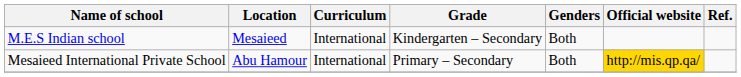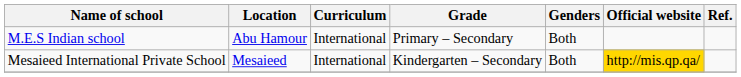(259, 38) Mesaieed -> (270, 38) Abu Hamour
(467, 38) Kindergarten – Secondary -> (453, 38) Primary – Secondary
(270, 60) Abu Hamour -> (259, 60) Mesaieed
(453, 60) Primary – Secondary -> (467, 60) Kindergarten – Secondary
